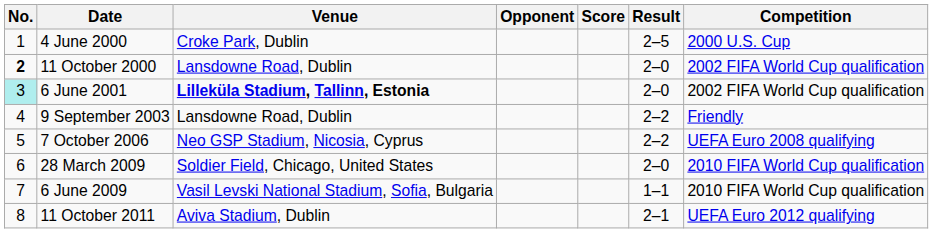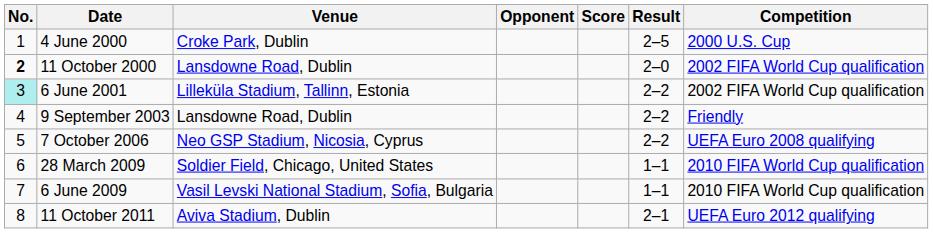(303, 91) bold -> (293, 91) normal
(656, 91) 2–0 -> (656, 91) 2–2
(656, 166) 2–0 -> (656, 166) 1–1
